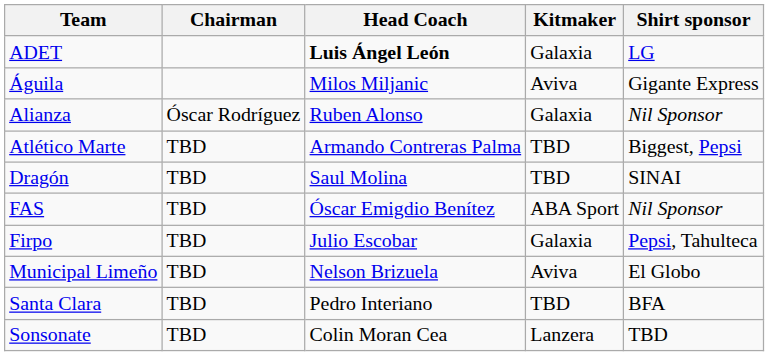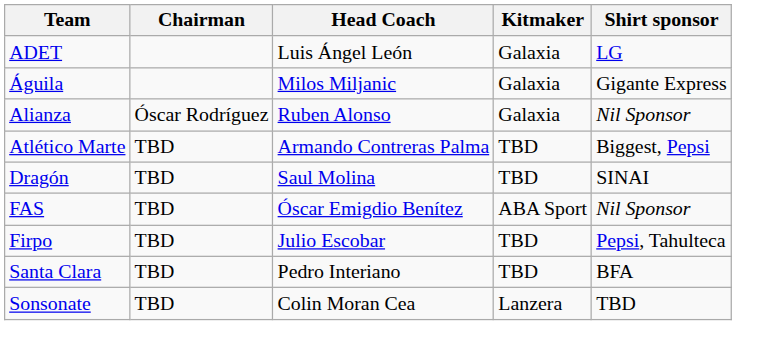(380, 51) bold -> (345, 51) normal
(554, 83) Aviva -> (529, 83) Galaxia
(561, 240) Galaxia -> (518, 240) TBD
- row: (83, 271)
